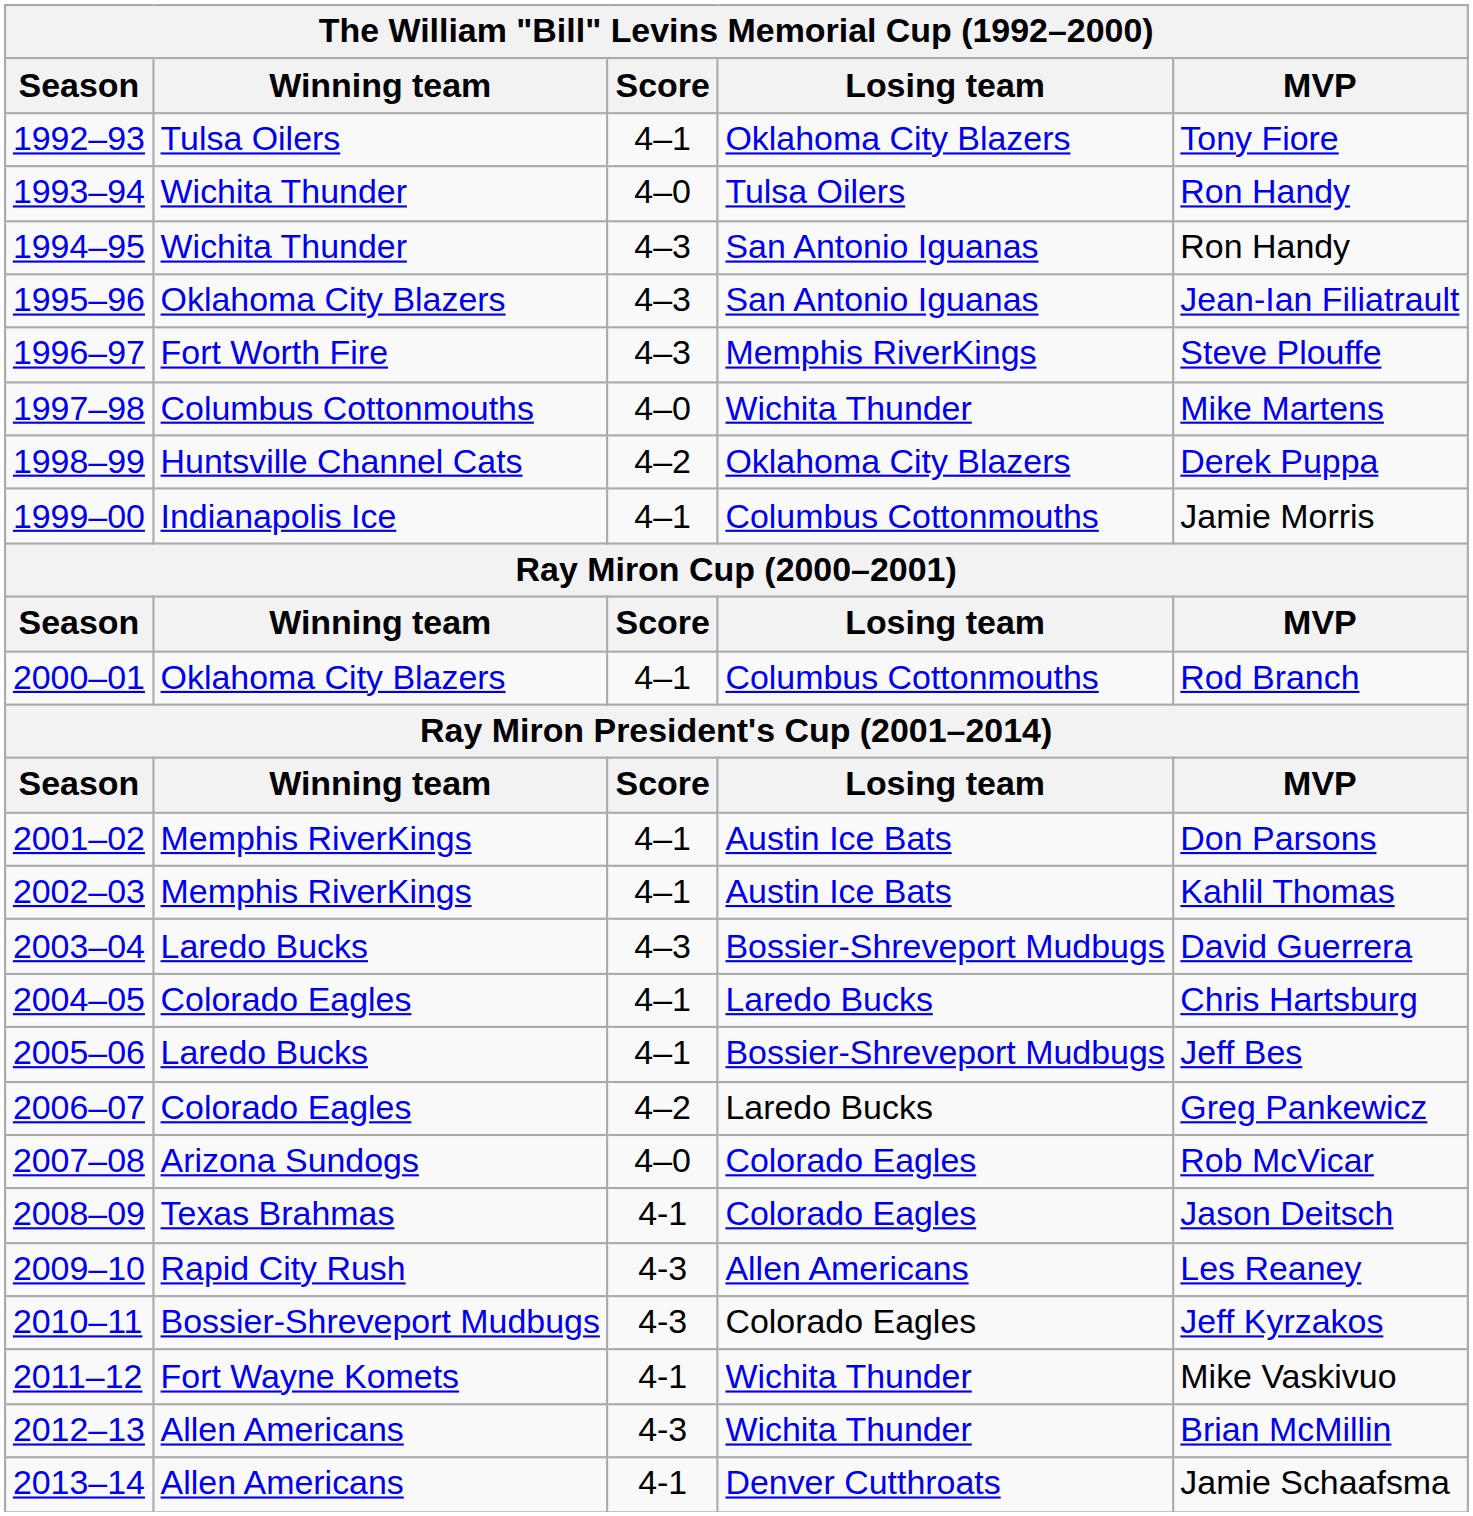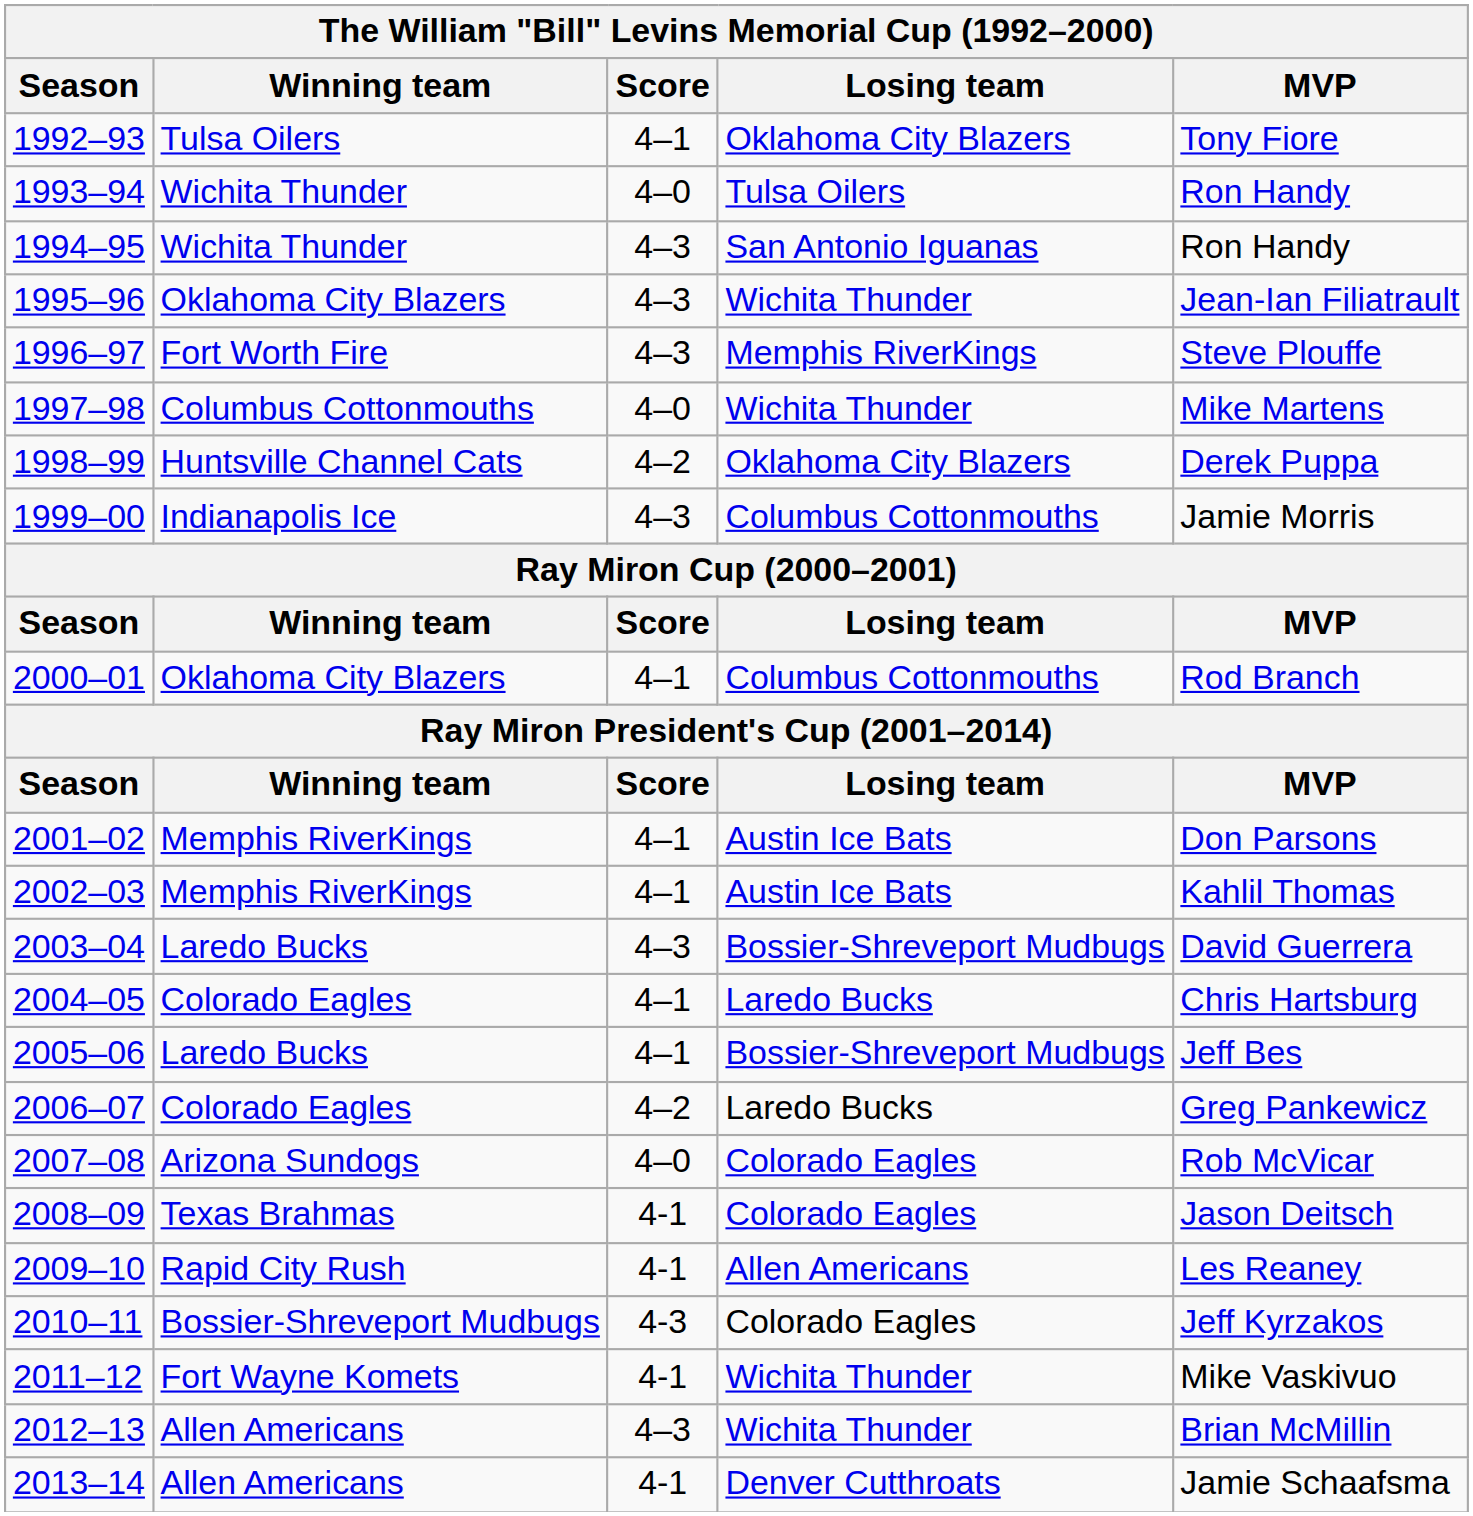(882, 300) San Antonio Iguanas -> (849, 300) Wichita Thunder
(663, 515) 4–1 -> (663, 515) 4–3
(663, 1268) 4-3 -> (663, 1268) 4-1
(663, 1430) 4-3 -> (663, 1430) 4–3
